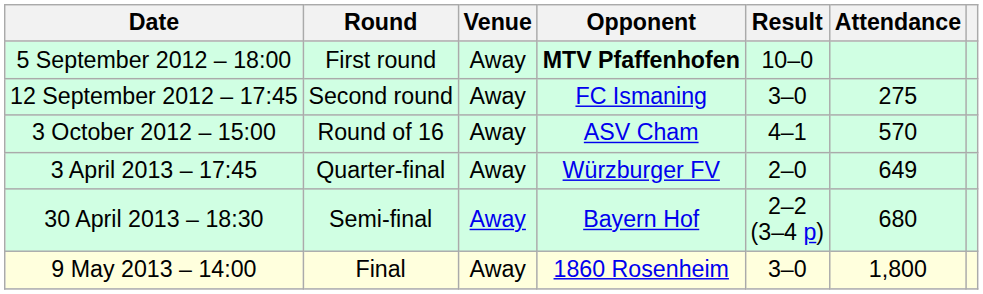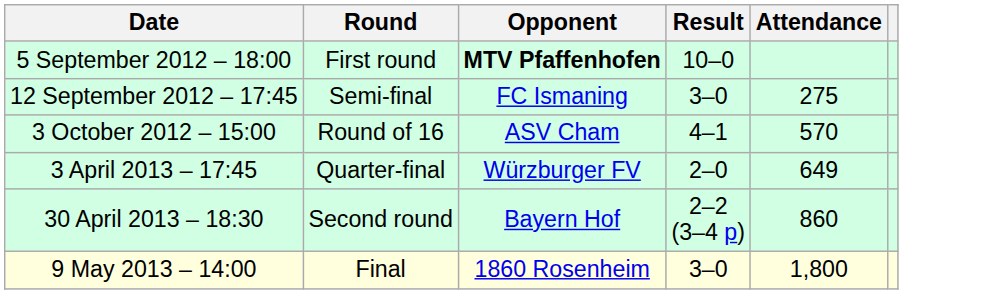- column: (498, 22)
(381, 96) Second round -> (381, 96) Semi-final
(381, 219) Semi-final -> (381, 219) Second round
(898, 219) 680 -> (819, 219) 860
